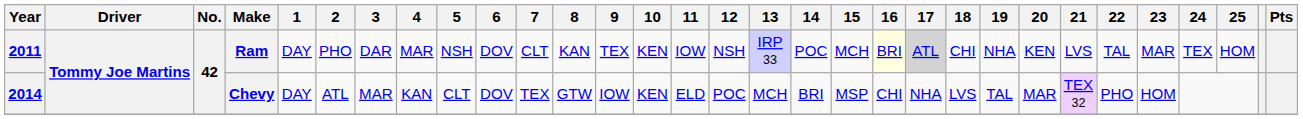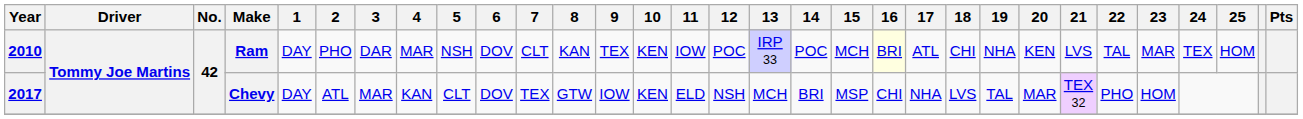(25, 51) 2011 -> (25, 51) 2010
(729, 51) NSH -> (729, 51) POC
(926, 51) lightgrey background -> (926, 51) no background
(25, 93) 2014 -> (25, 93) 2017
(729, 93) POC -> (729, 93) NSH
